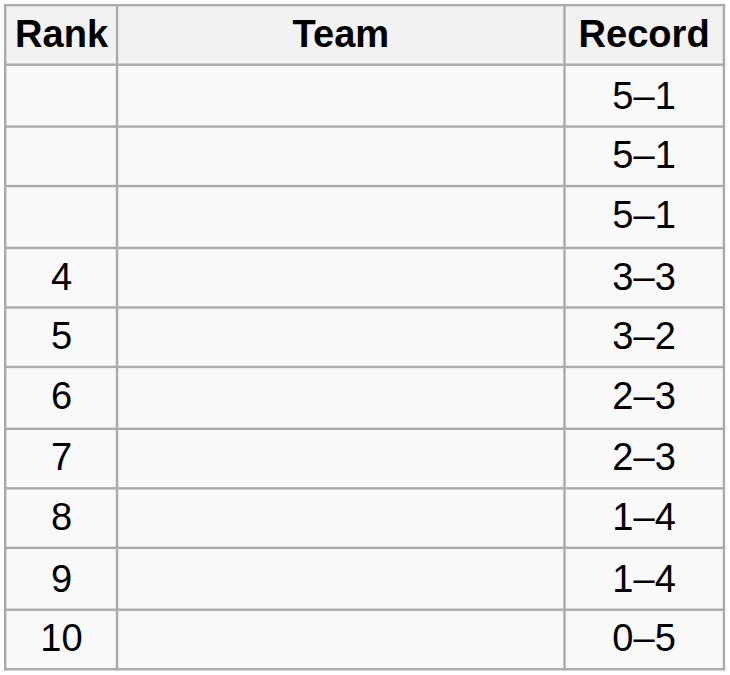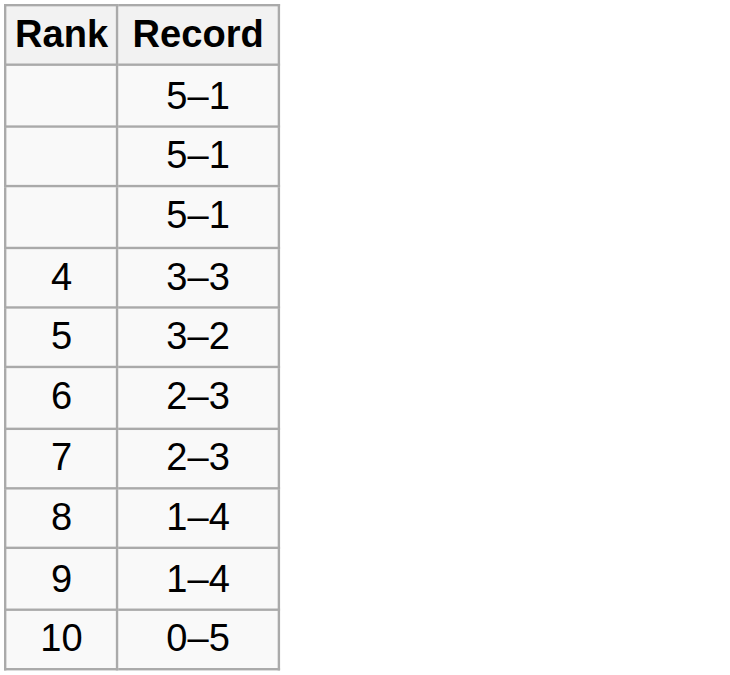- column: (341, 34)
